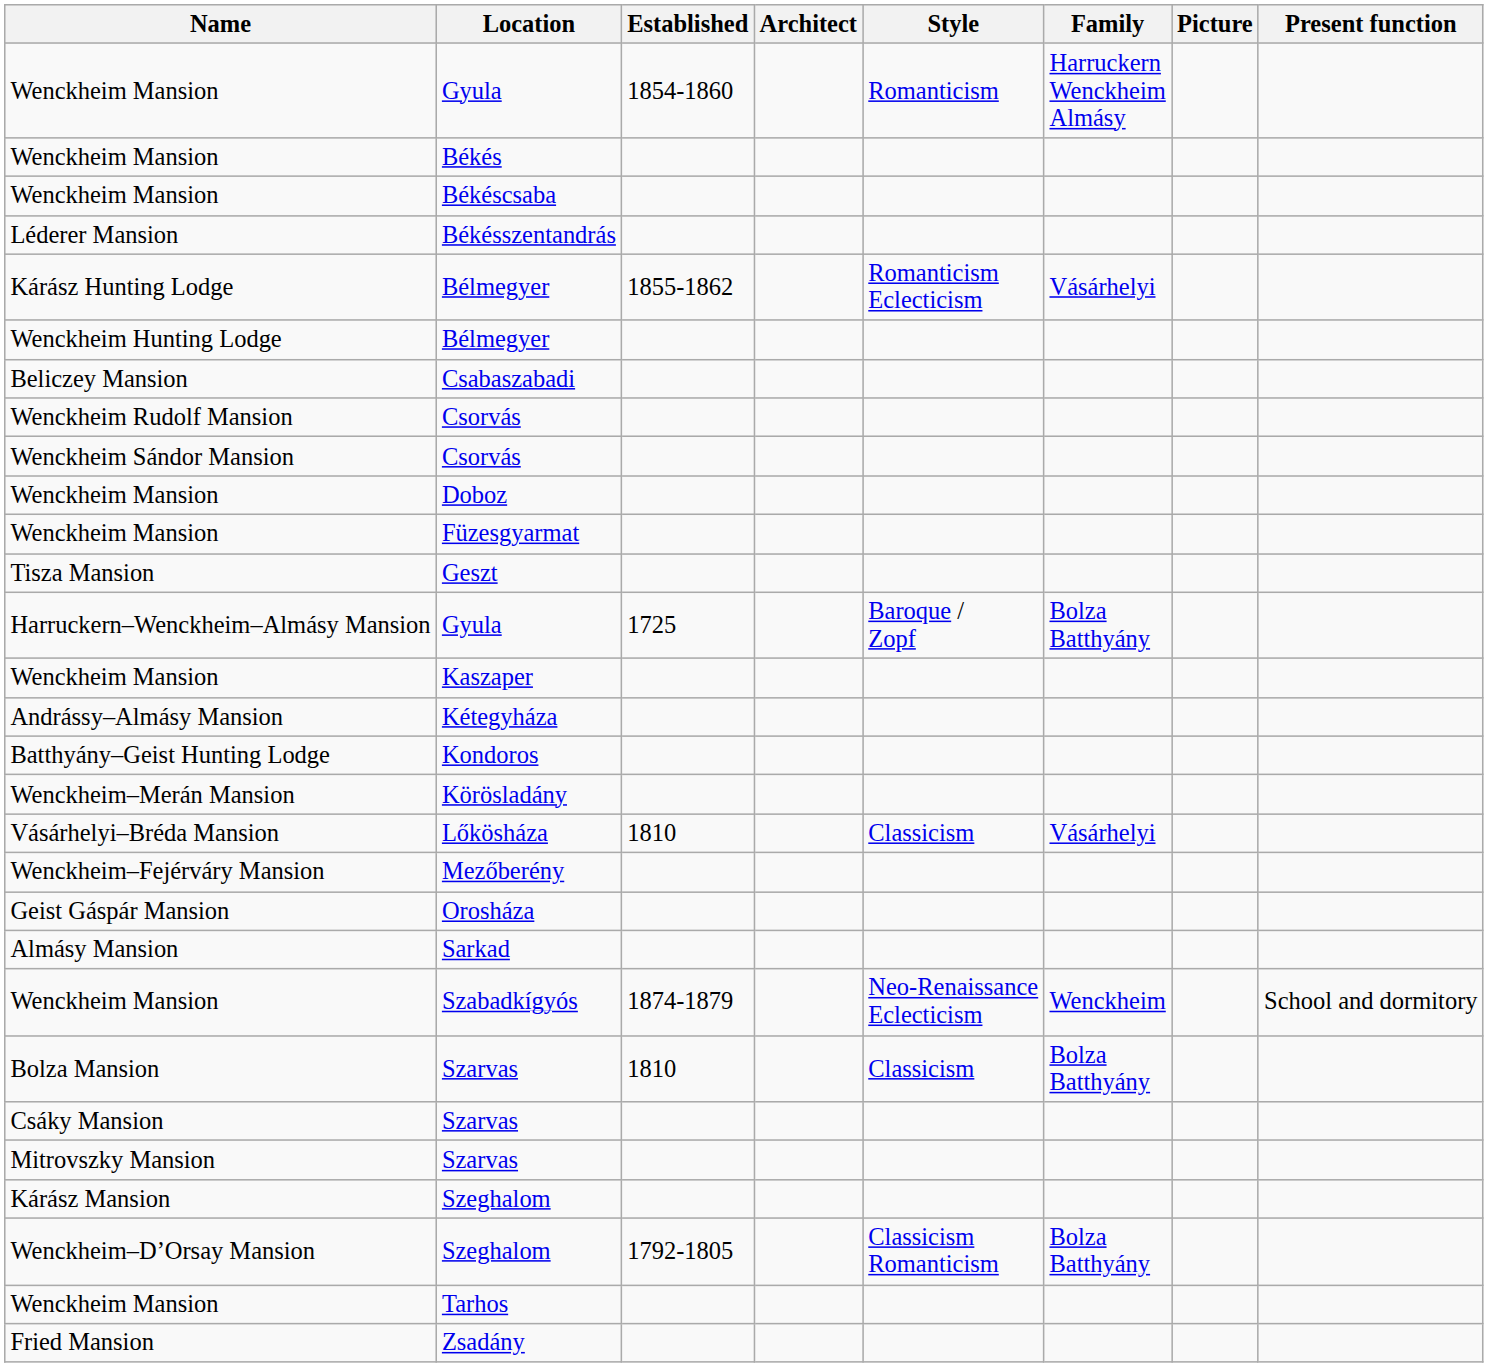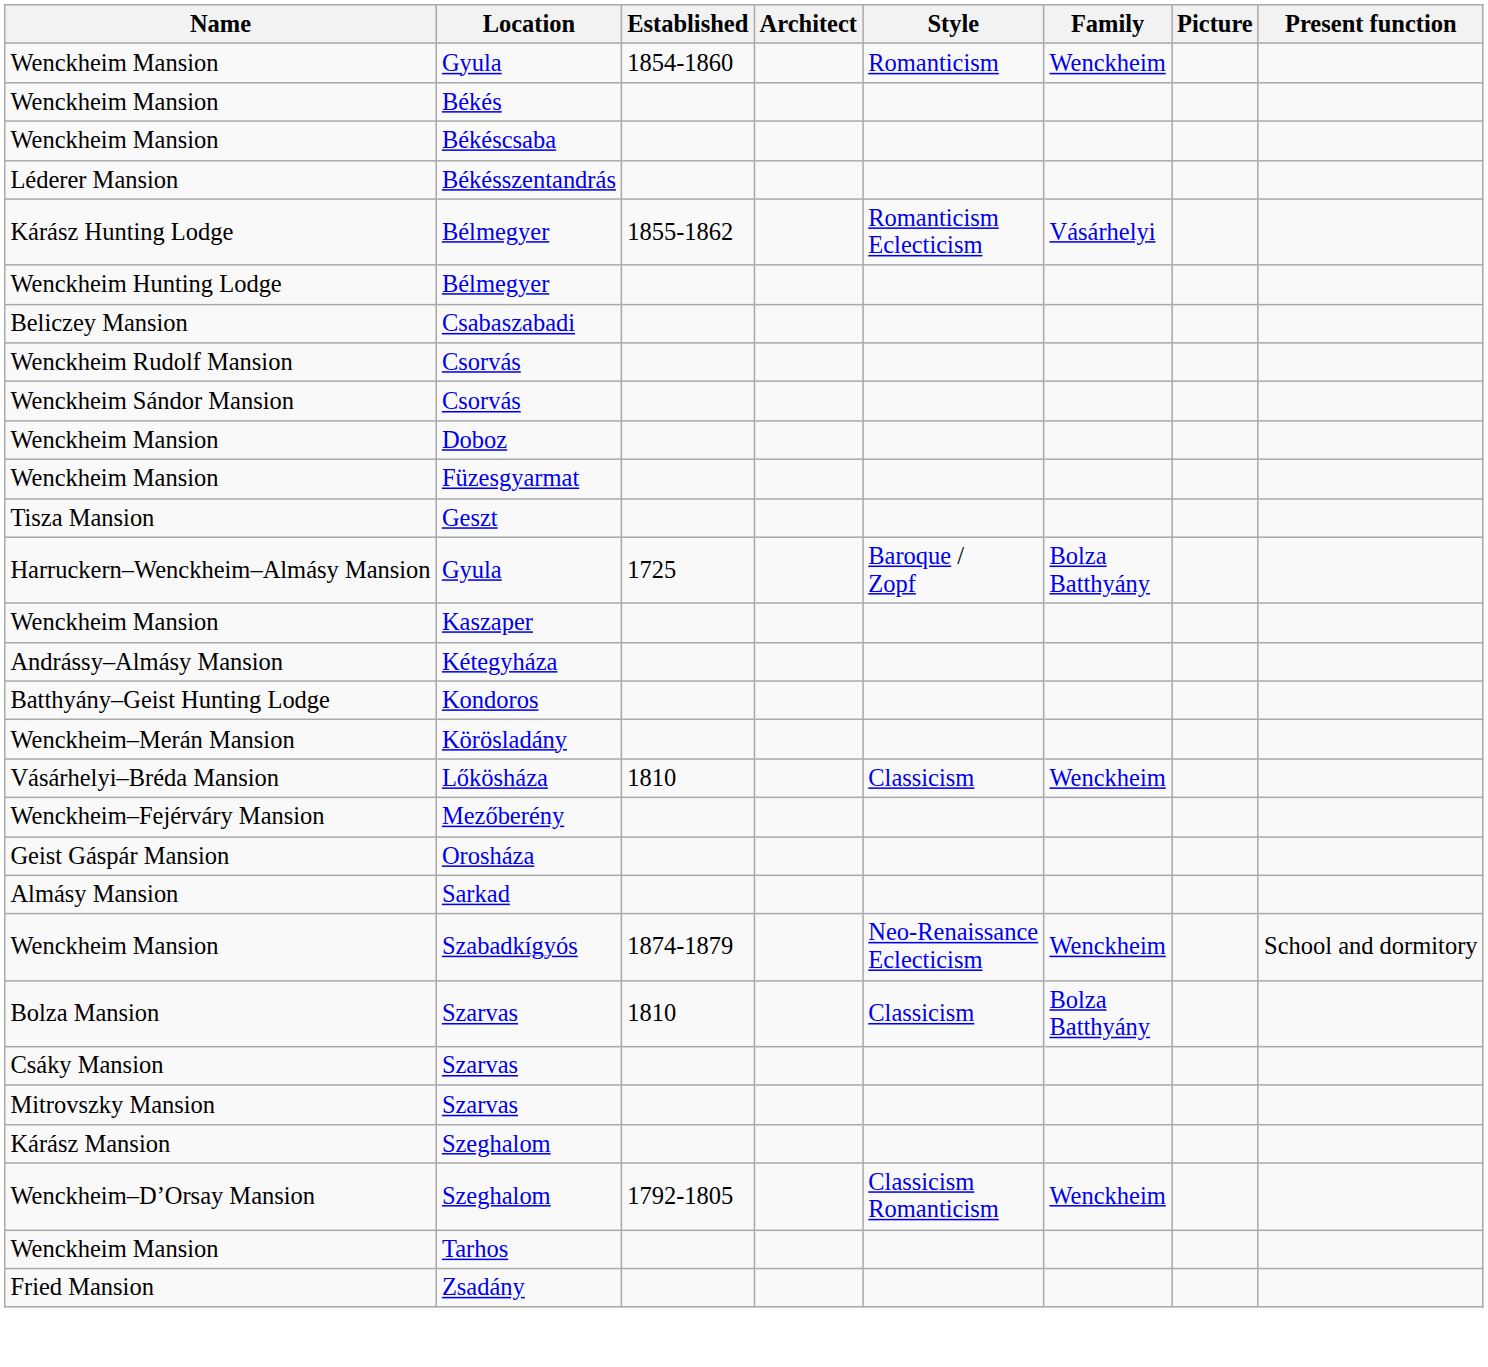(1108, 90) Harruckern Wenckheim Almásy -> (1108, 62) Wenckheim
(1102, 832) Vásárhelyi -> (1108, 777) Wenckheim
(1100, 1251) Bolza Batthyány -> (1108, 1196) Wenckheim
